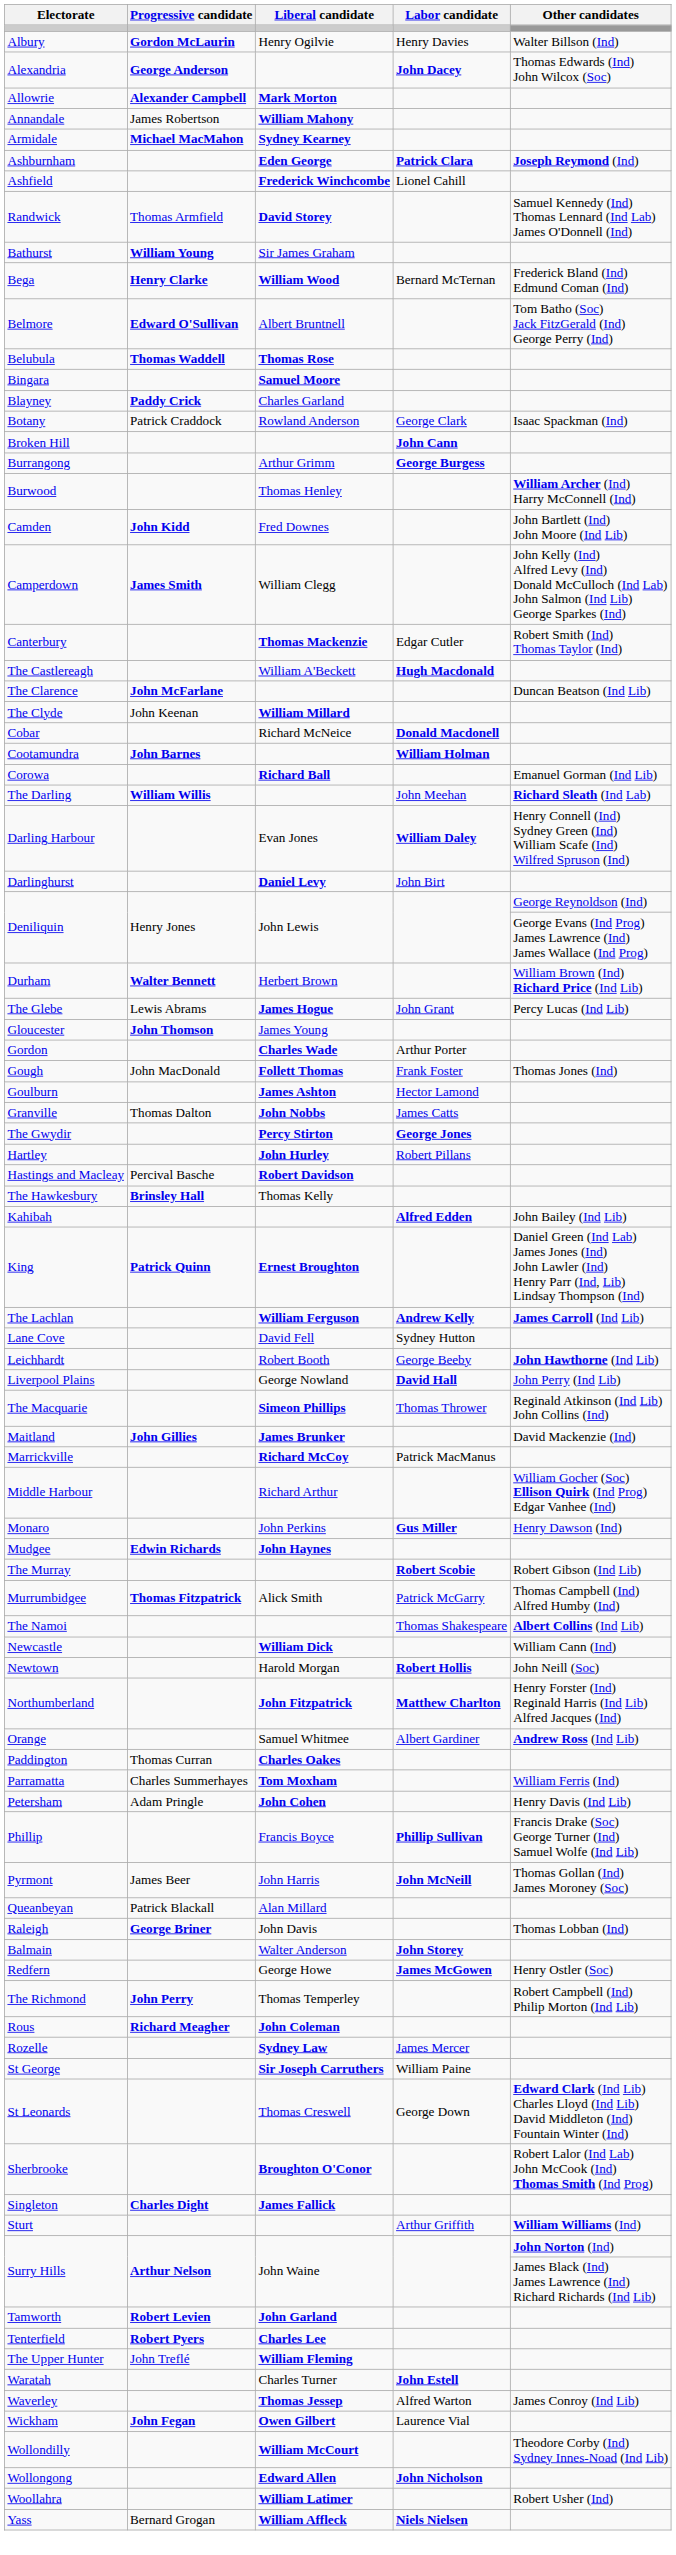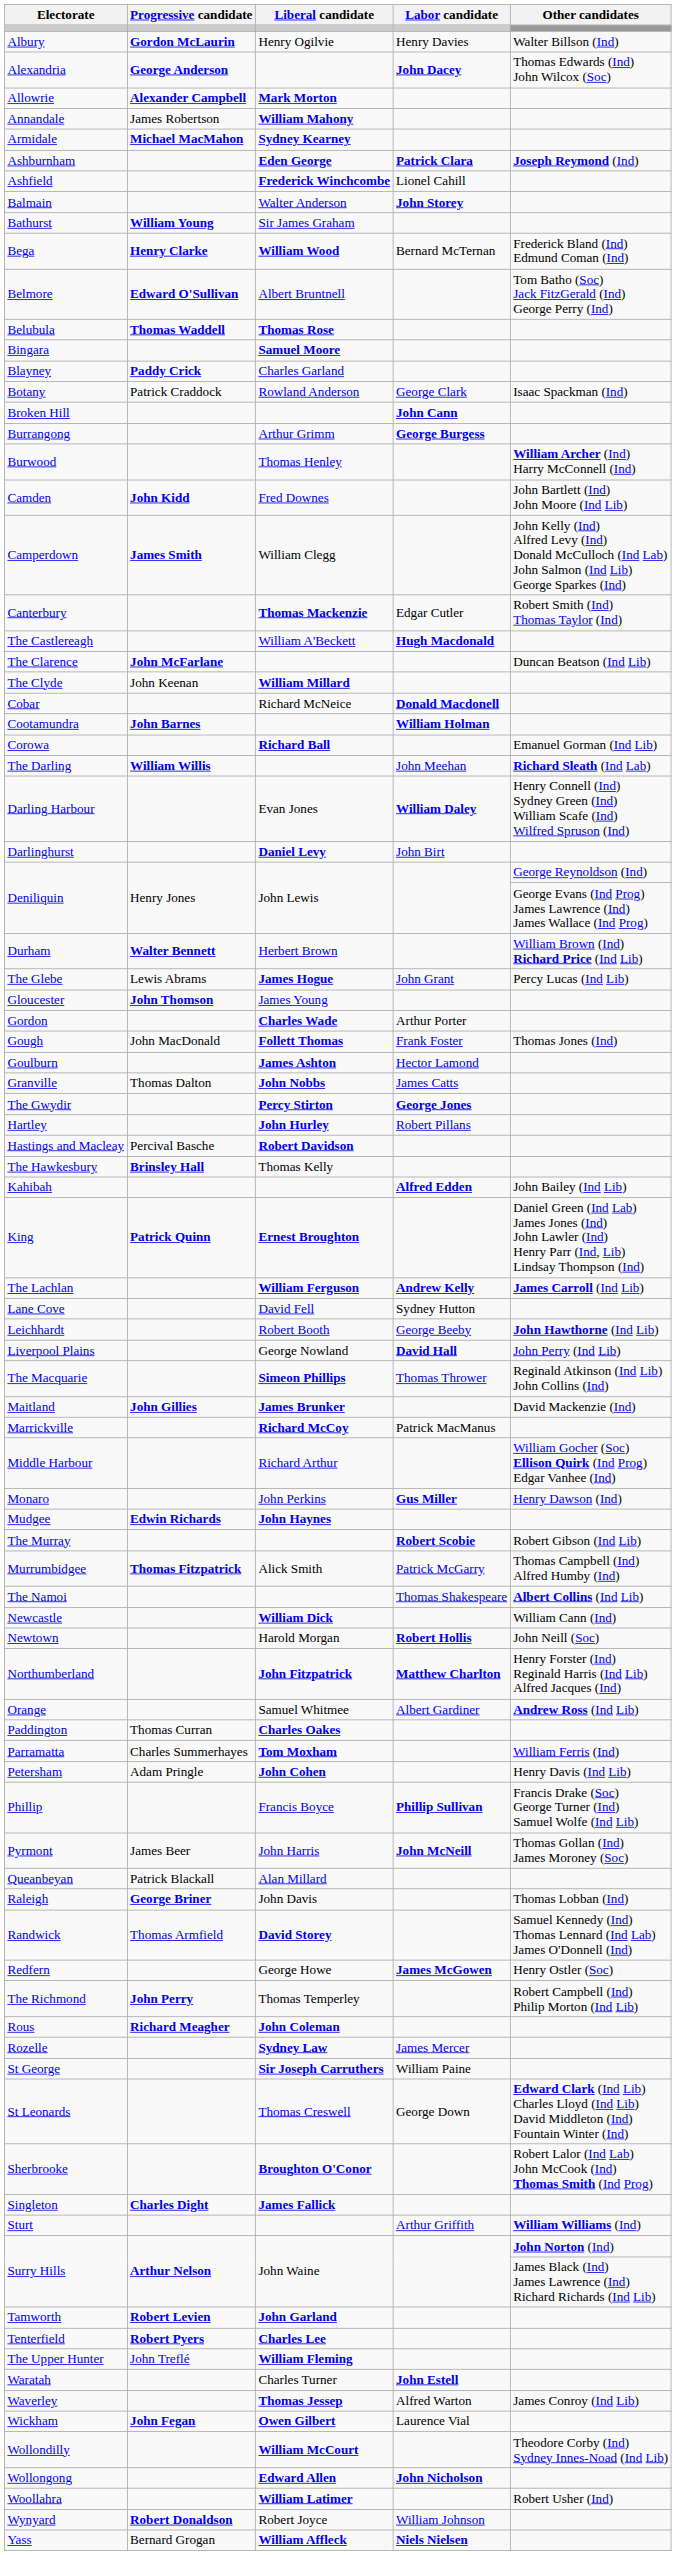rows swapped: (30, 1949) <-> (34, 216)
+ row: (31, 2519)
